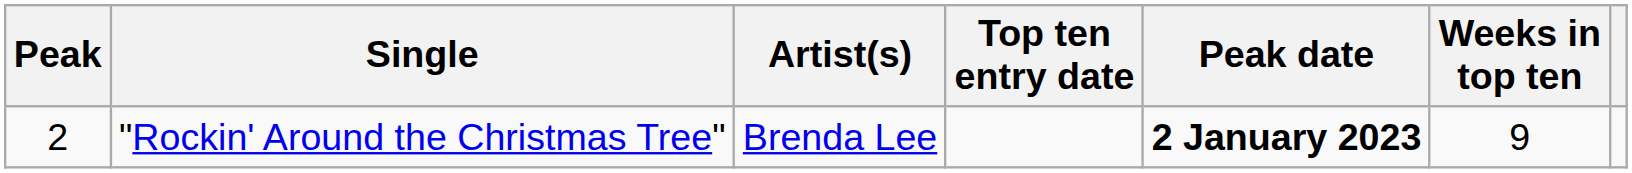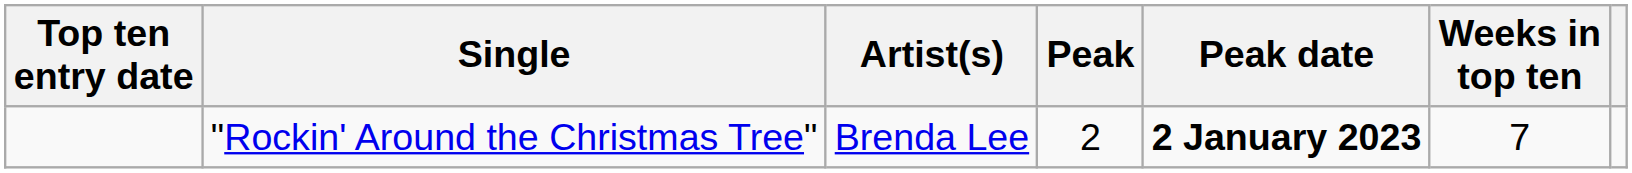columns swapped: (1044, 55) <-> (58, 55)
(1520, 136) 9 -> (1520, 136) 7
